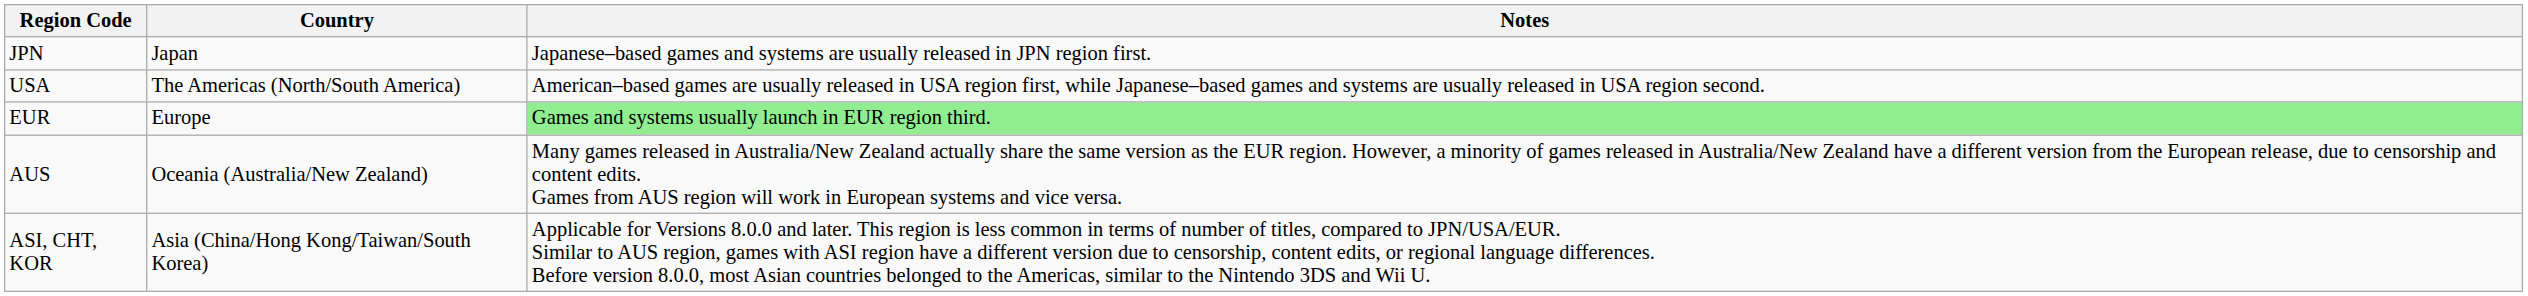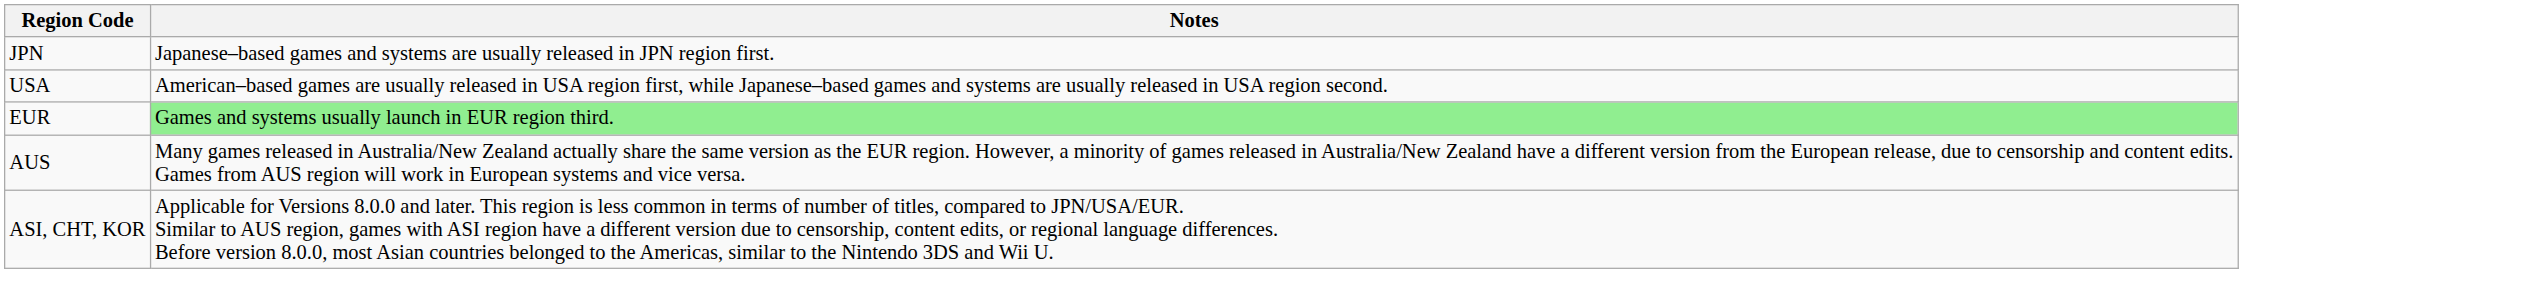- column: (337, 20)
